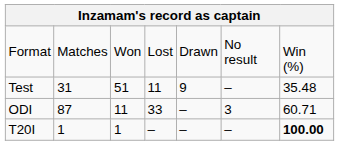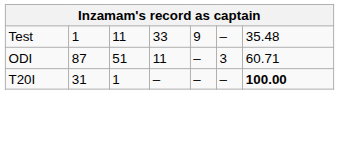- row: (30, 51)
(65, 88) 31 -> (76, 37) 1
(121, 88) 51 -> (119, 37) 11
(155, 88) 11 -> (160, 37) 33
(121, 109) 11 -> (120, 58) 51
(155, 109) 33 -> (160, 58) 11
(61, 130) 1 -> (79, 79) 31
